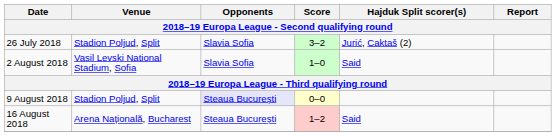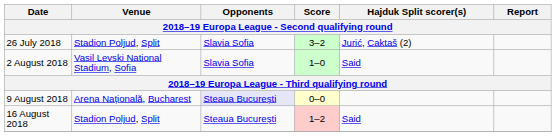(117, 99) Stadion Poljud, Split -> (133, 99) Arena Națională, Bucharest
(133, 119) Arena Națională, Bucharest -> (117, 119) Stadion Poljud, Split
